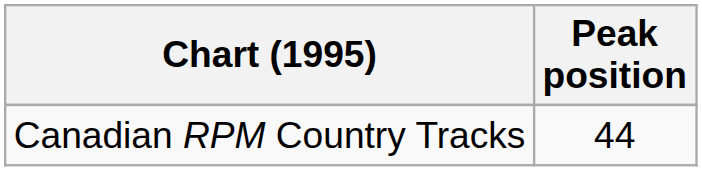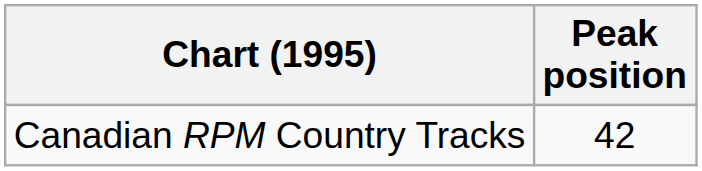(615, 134) 44 -> (615, 134) 42
